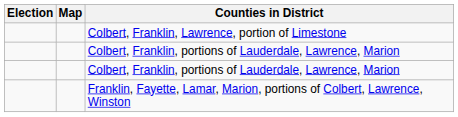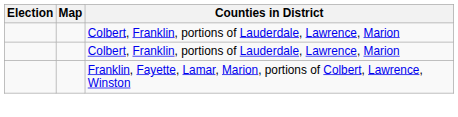- row: (30, 33)
